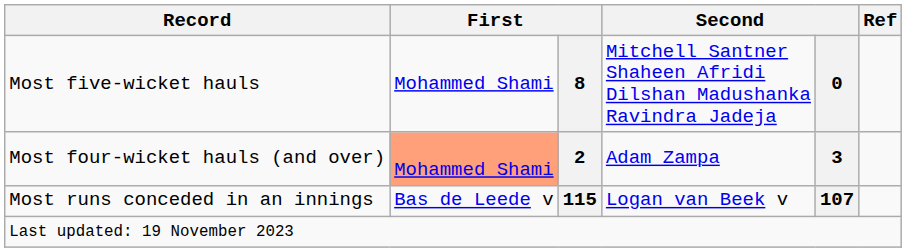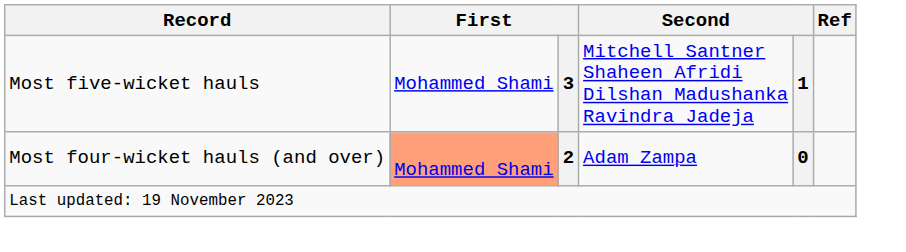(580, 84) 8 -> (568, 84) 3
(837, 84) 0 -> (803, 84) 1
(837, 159) 3 -> (803, 159) 0
- row: (191, 201)
